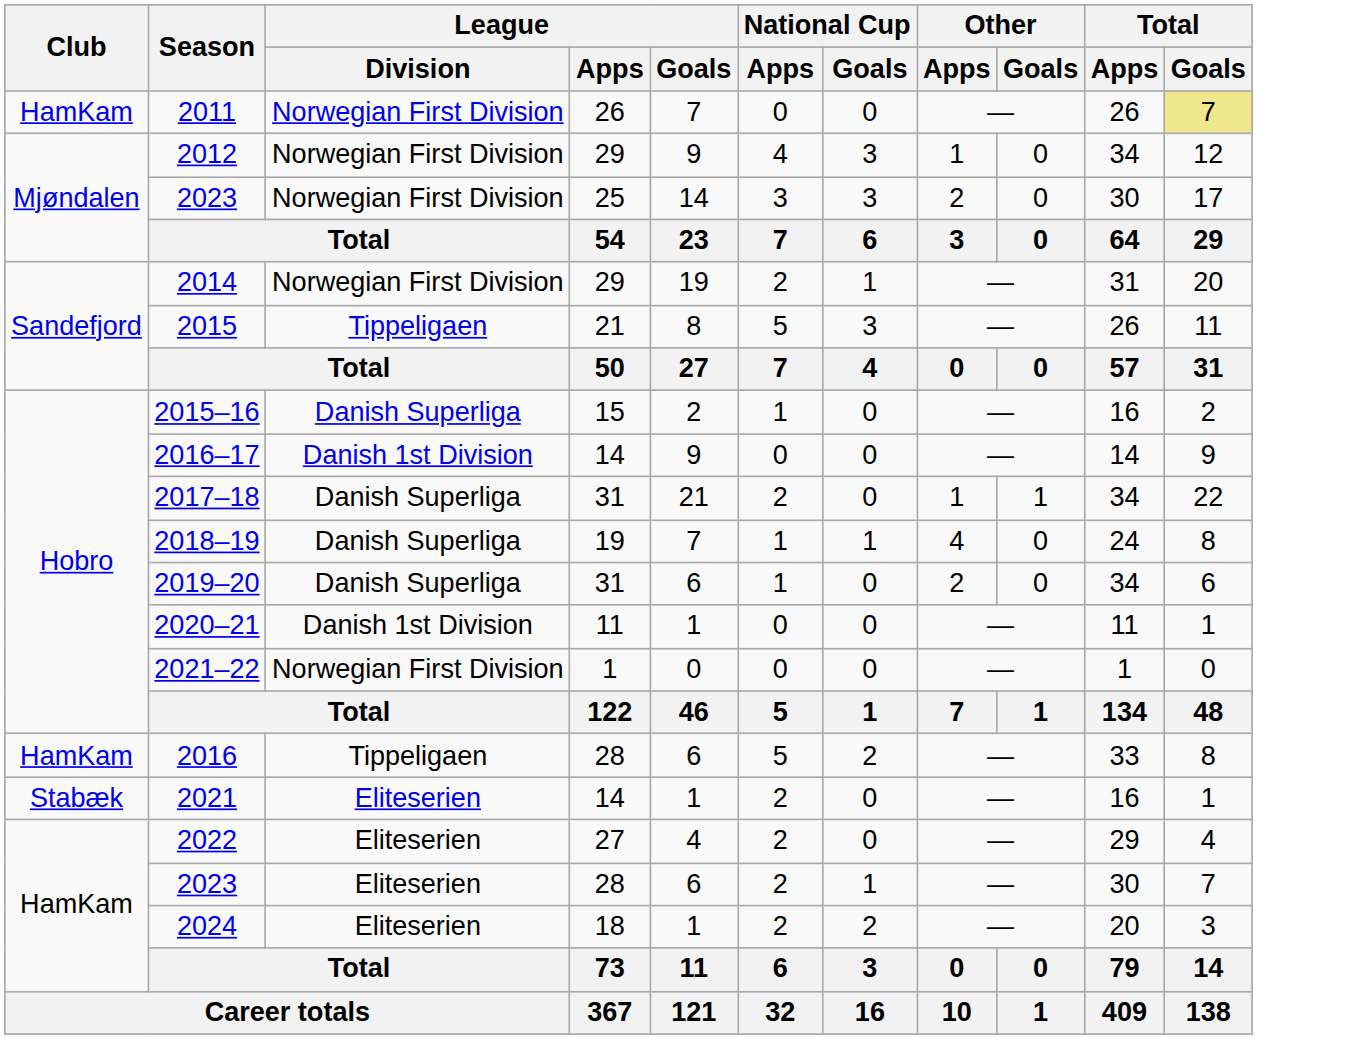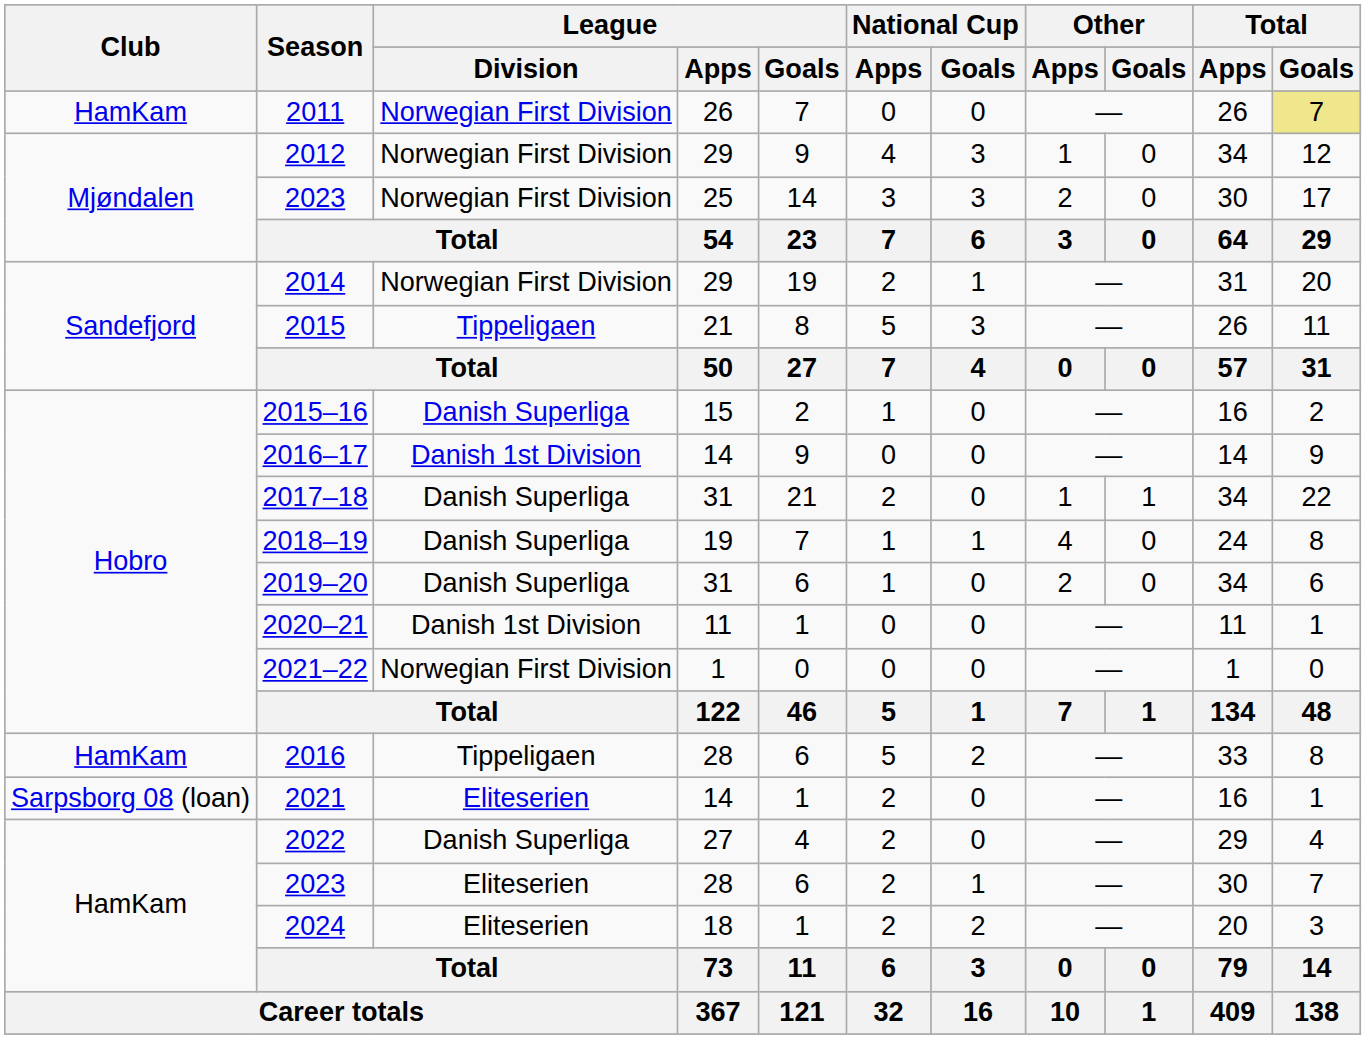(76, 797) Stabæk -> (131, 797) Sarpsborg 08 (loan)
(418, 840) Eliteserien -> (526, 840) Danish Superliga
